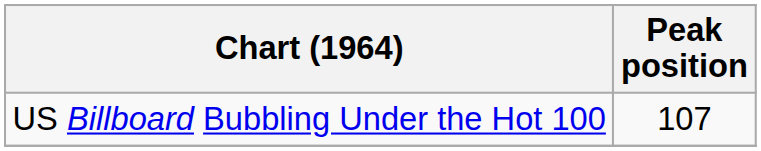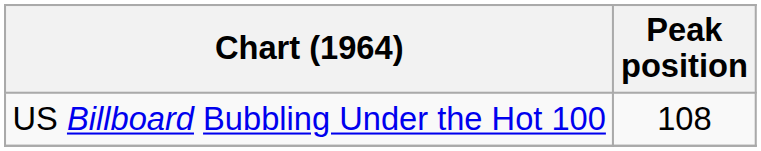(684, 118) 107 -> (684, 118) 108
